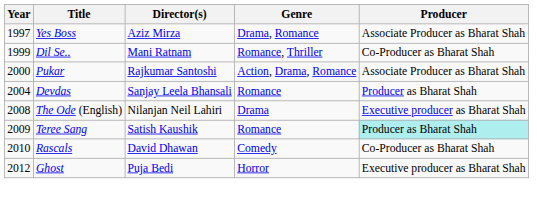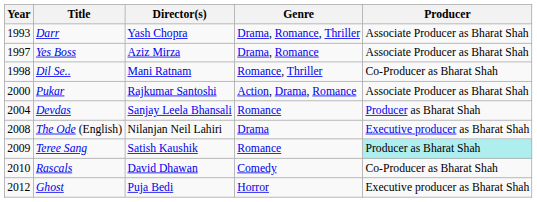+ row: (48, 33)
(19, 52) 1999 -> (19, 72) 1998
